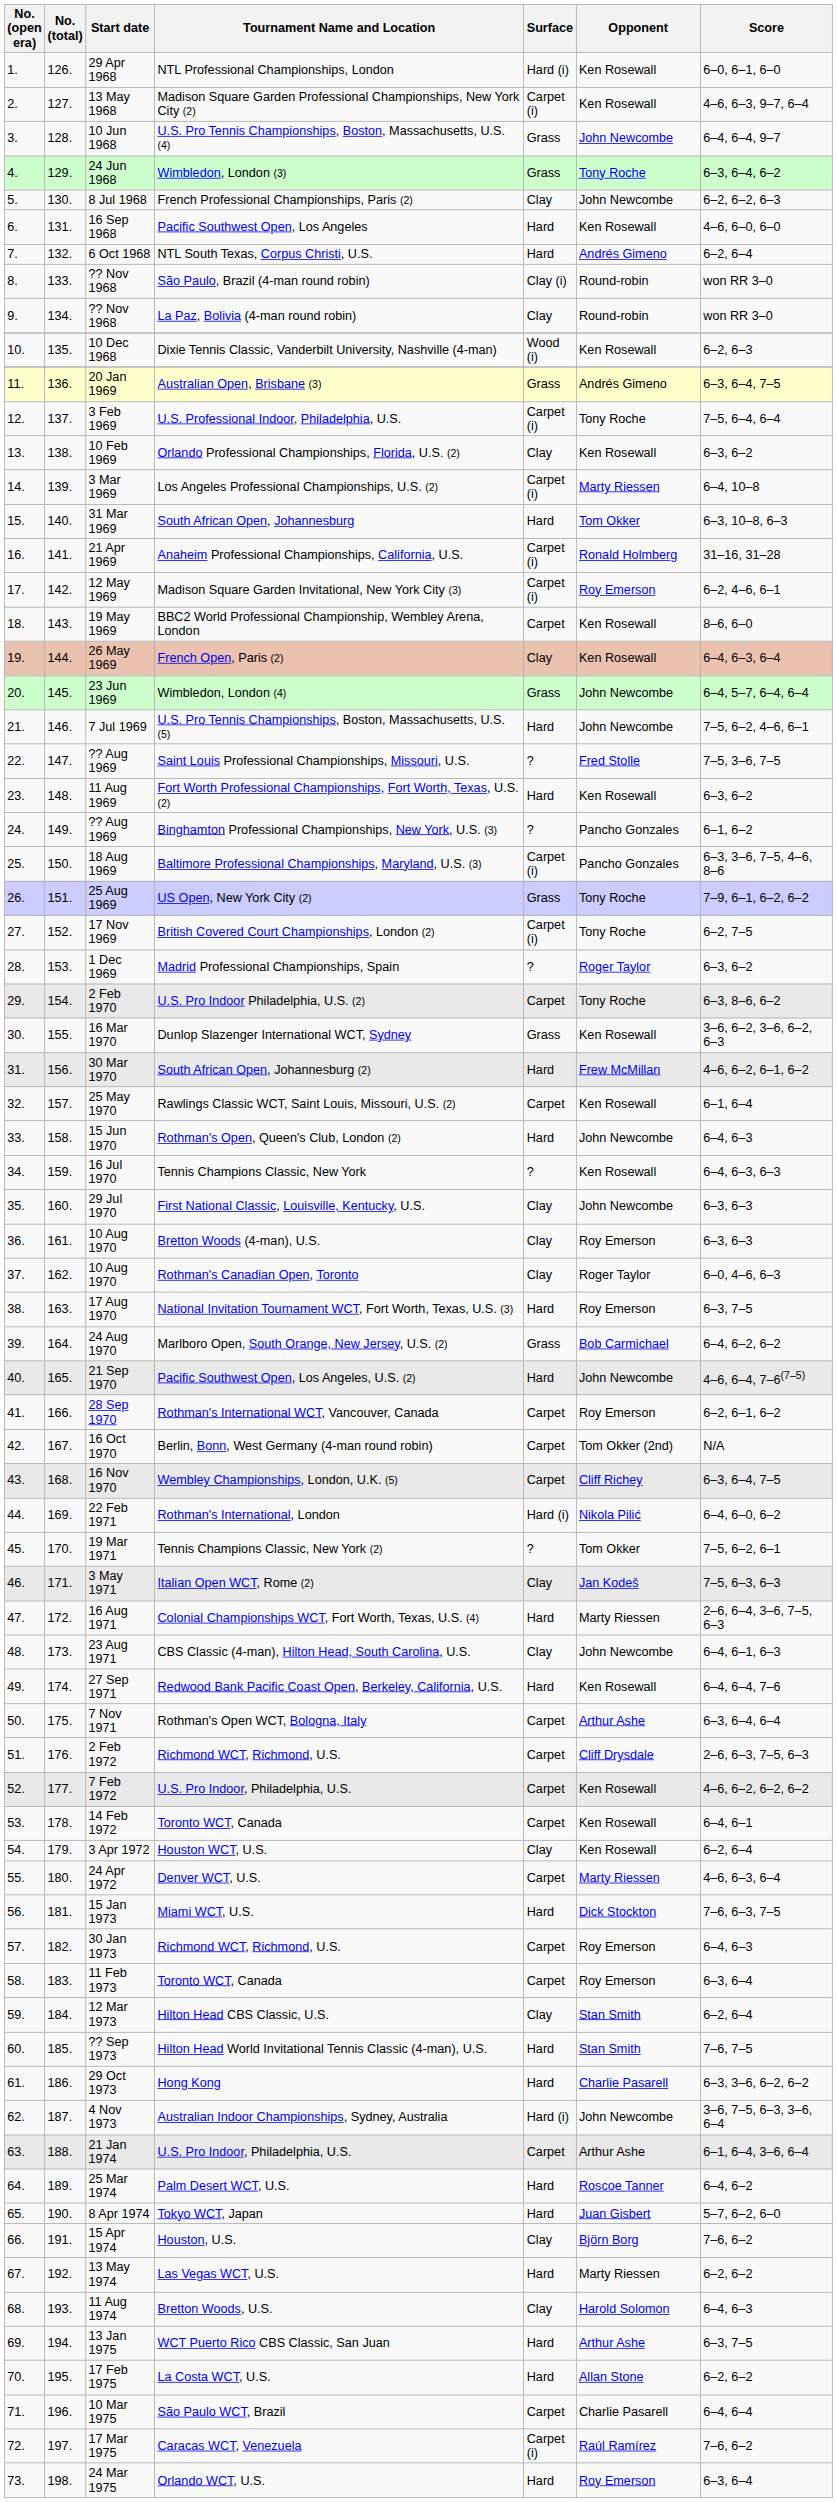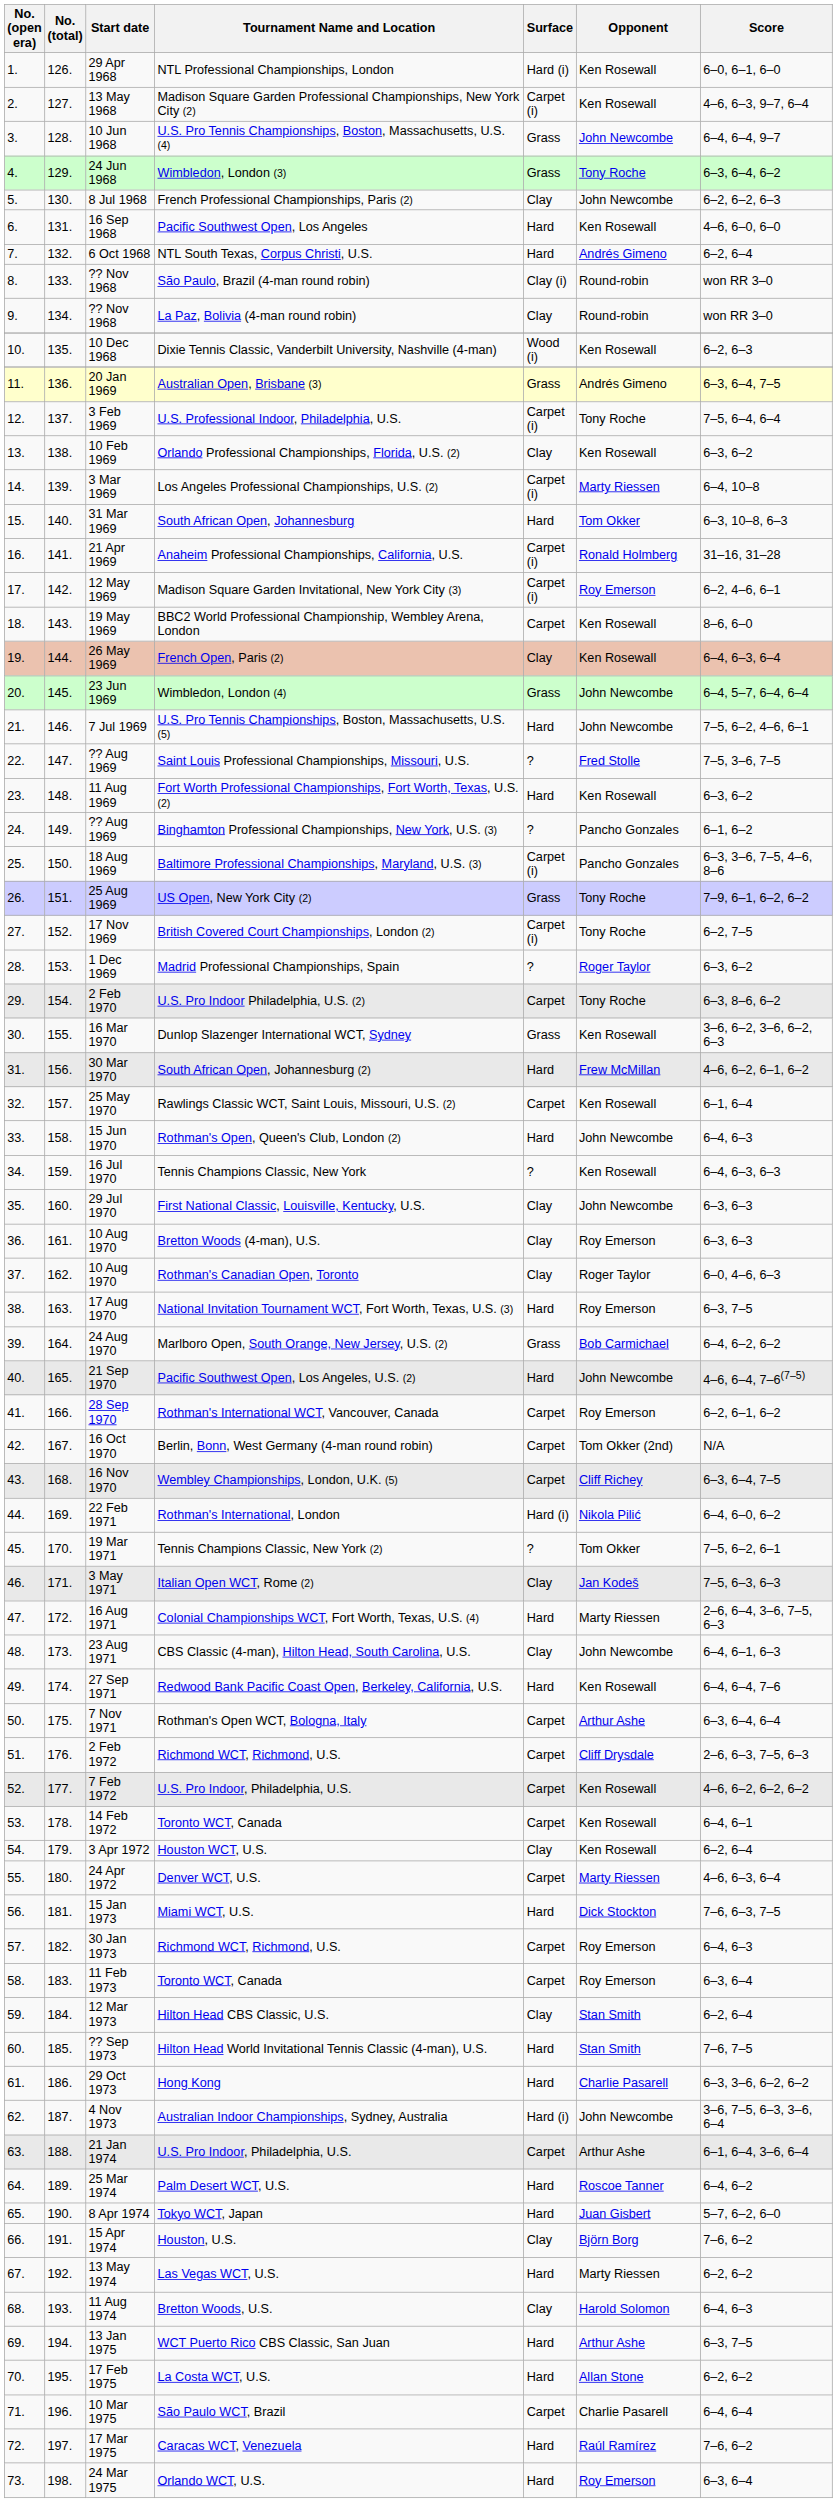(546, 2446) Carpet (i) -> (540, 2446) Hard
